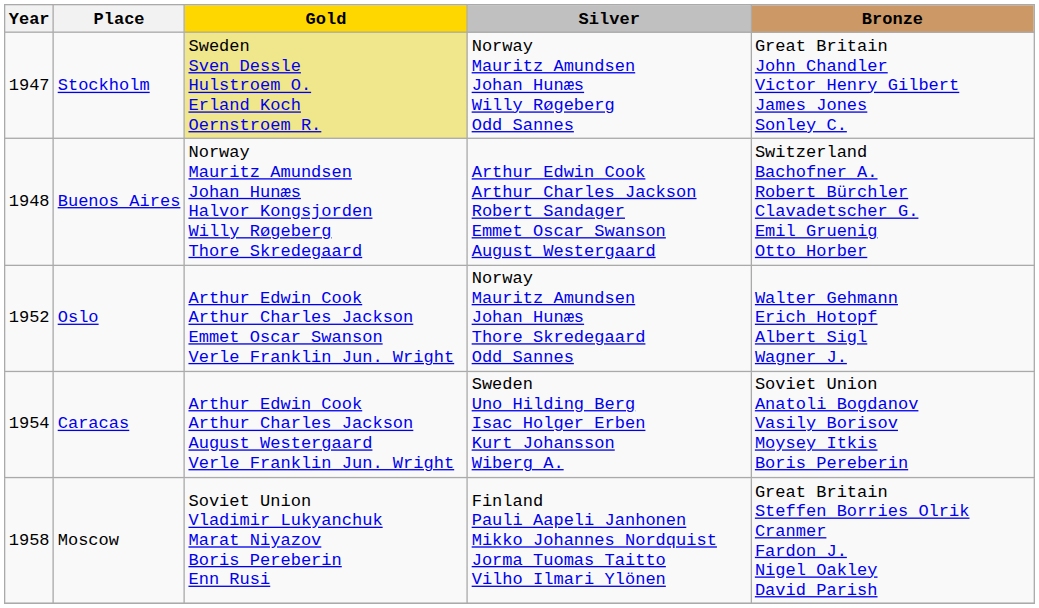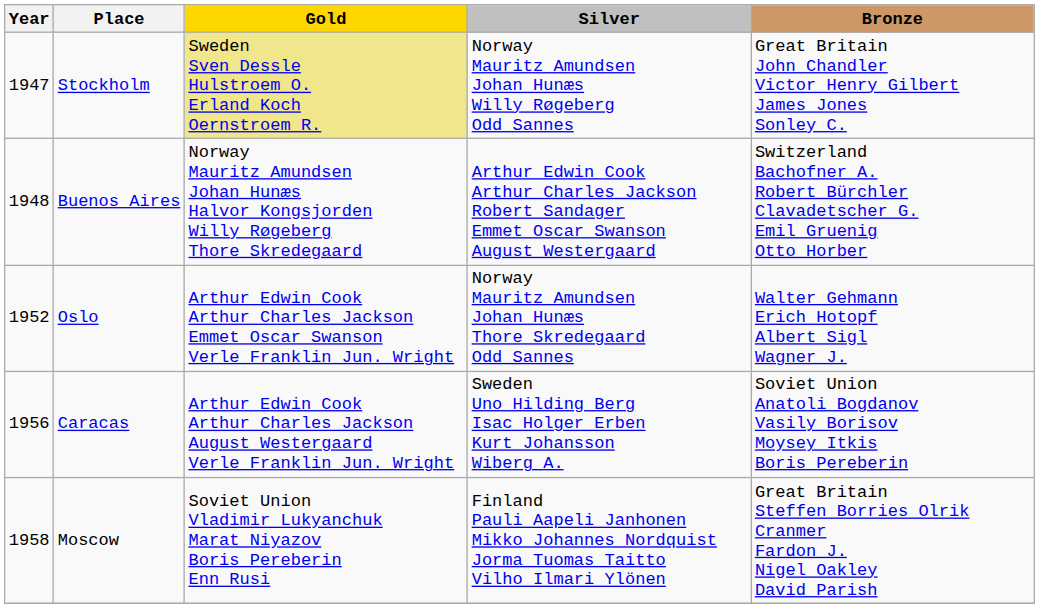(29, 424) 1954 -> (29, 424) 1956
